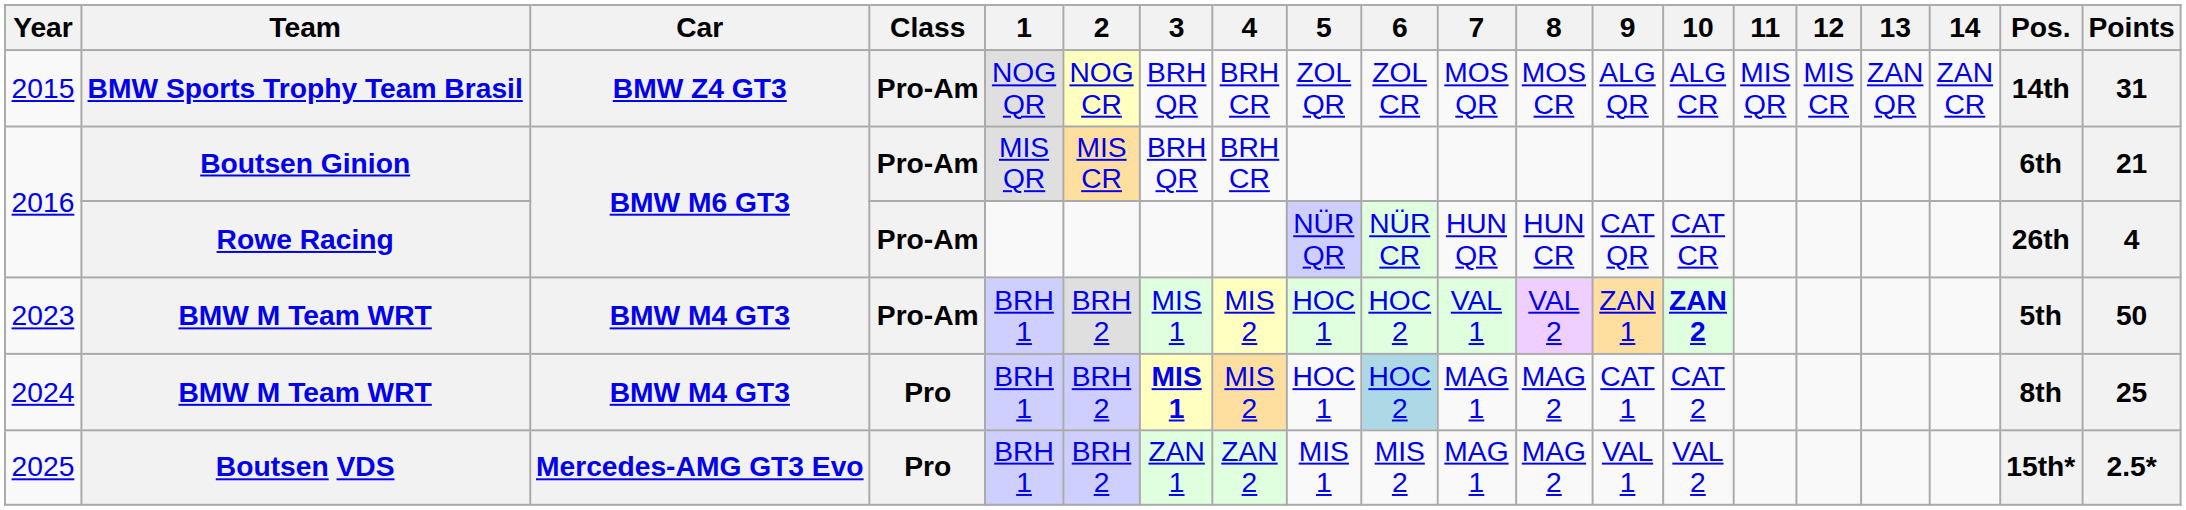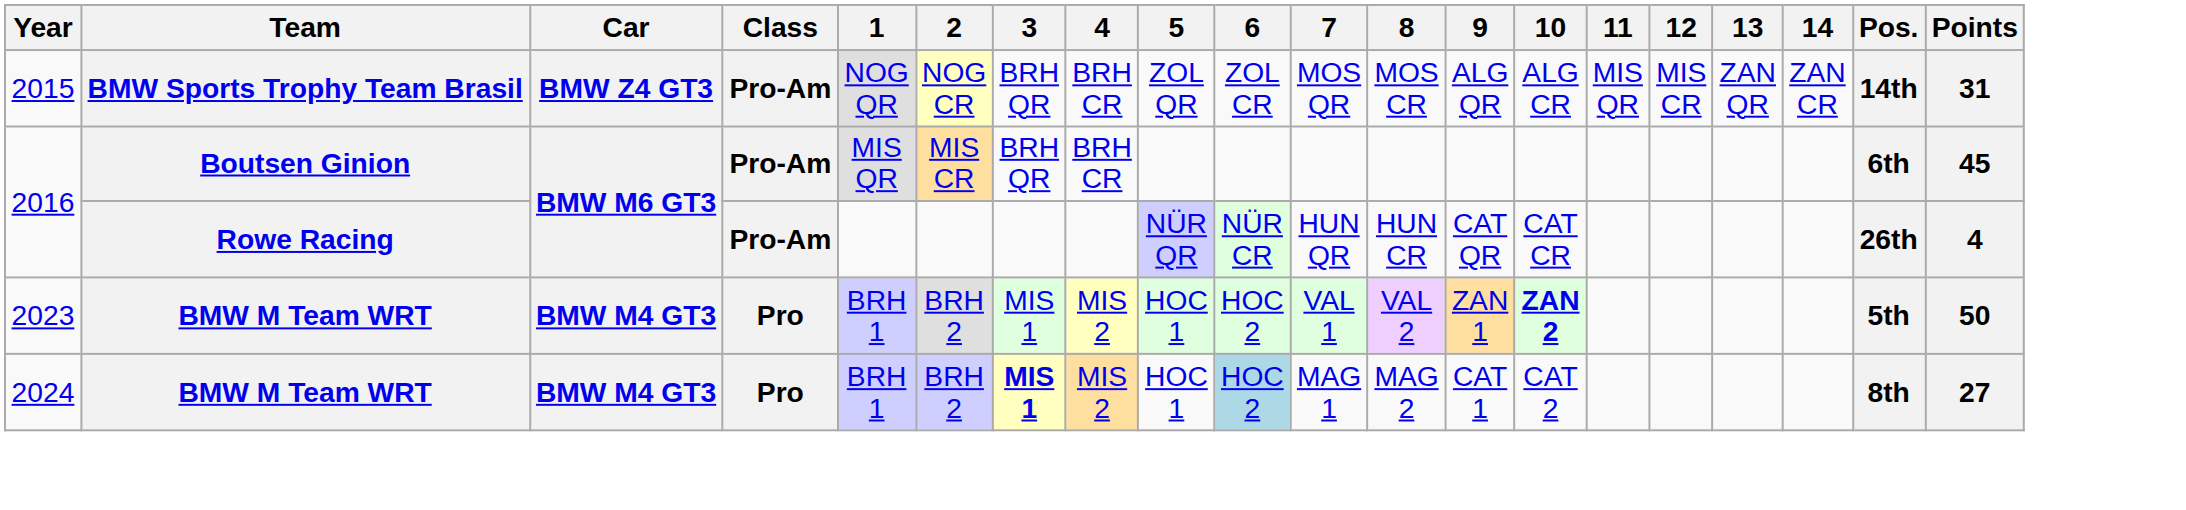(2132, 164) 21 -> (1975, 164) 45
(928, 316) Pro-Am -> (780, 316) Pro
(2132, 392) 25 -> (1975, 392) 27
- row: (43, 468)
